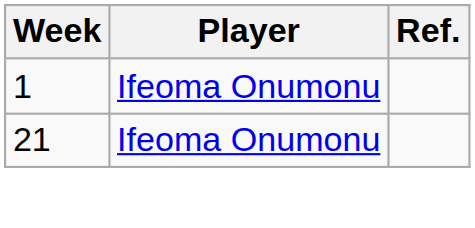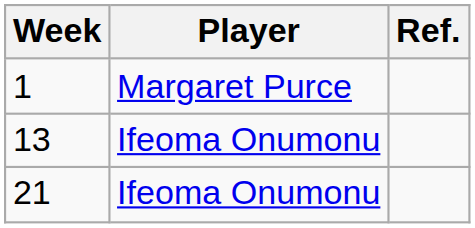(249, 85) Ifeoma Onumonu -> (234, 85) Margaret Purce
+ row: (32, 139)
